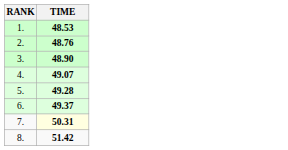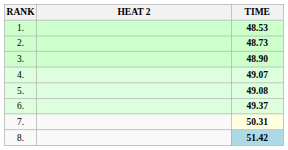+ column: (134, 12)
(63, 44) 48.76 -> (257, 44) 48.73
(63, 91) 49.28 -> (257, 91) 49.08
(63, 138) no background -> (257, 138) lightblue background
